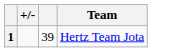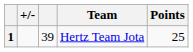+ column: (167, 15)
